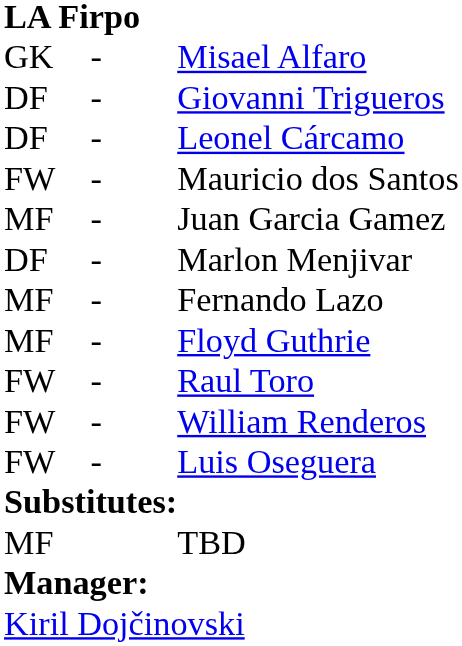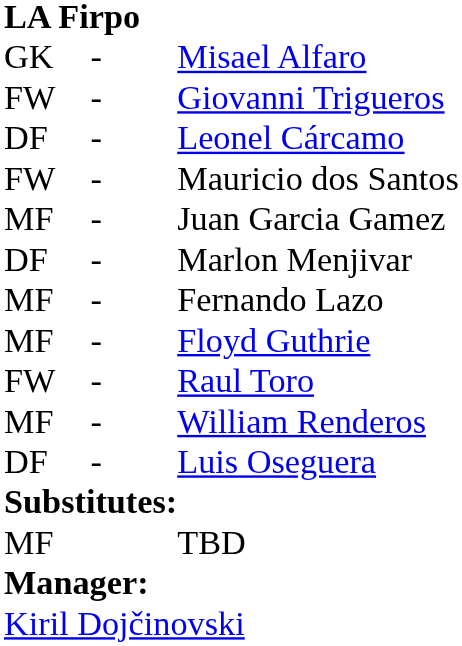(26, 97) DF -> (30, 97) FW
(30, 421) FW -> (29, 421) MF
(30, 461) FW -> (26, 461) DF
